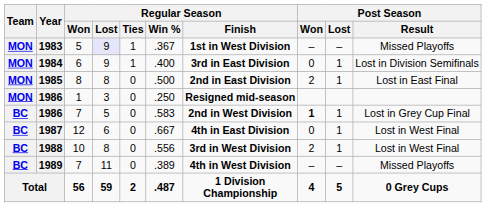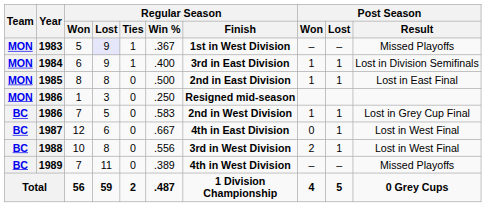(312, 63) 0 -> (312, 63) 1
(312, 80) 2 -> (312, 80) 1
(312, 114) bold -> (312, 114) normal
